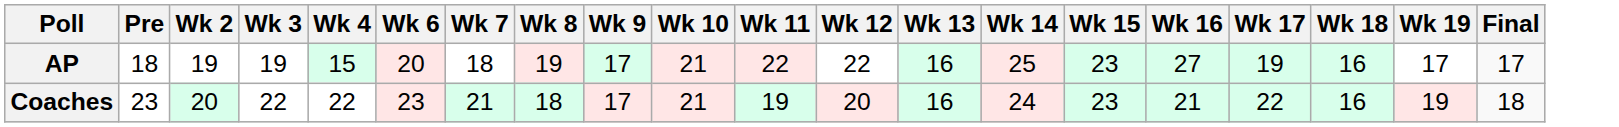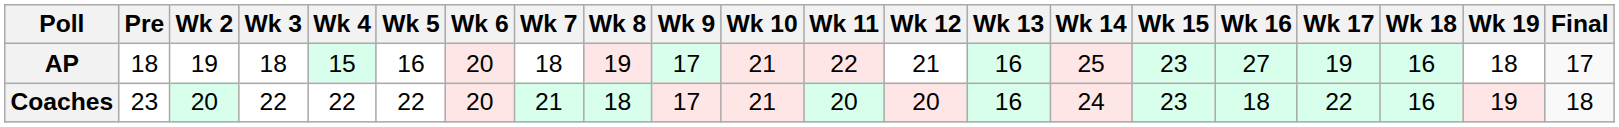+ column: (411, 24)
(273, 63) 19 -> (273, 63) 18
(857, 63) 22 -> (926, 63) 21
(1435, 63) 17 -> (1504, 63) 18
(411, 102) 23 -> (480, 102) 20
(775, 102) 19 -> (844, 102) 20
(1187, 102) 21 -> (1256, 102) 18
